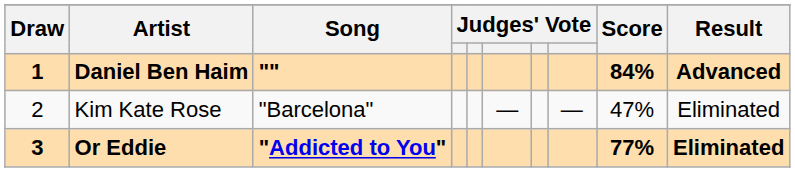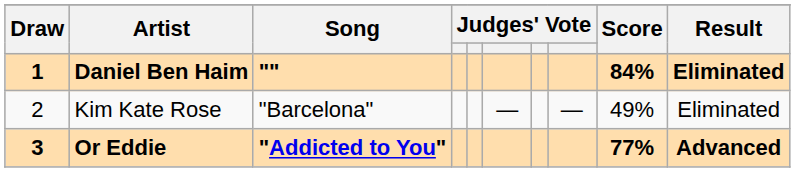(729, 72) Advanced -> (729, 72) Eliminated
(632, 110) 47% -> (632, 110) 49%
(729, 148) Eliminated -> (729, 148) Advanced
